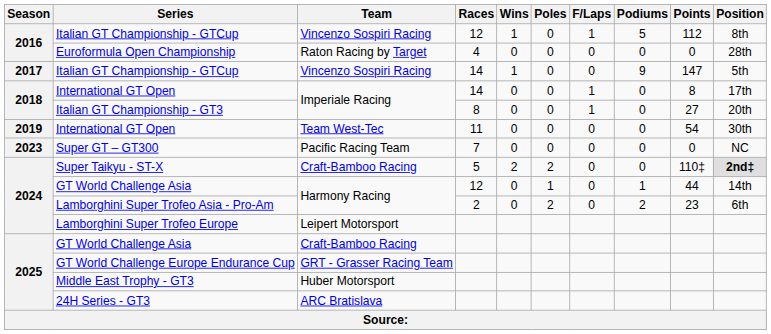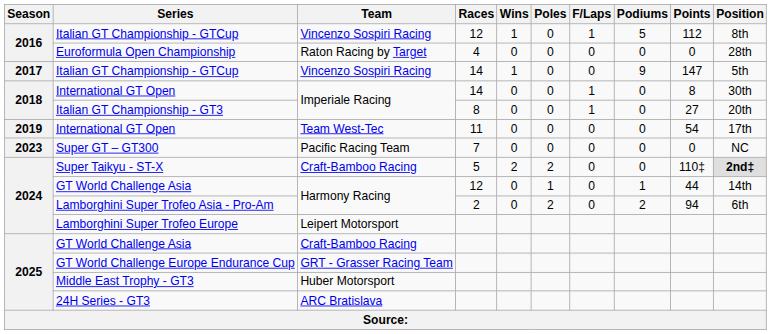(740, 91) 17th -> (740, 91) 30th
(740, 129) 30th -> (740, 129) 17th
(692, 205) 23 -> (692, 205) 94
